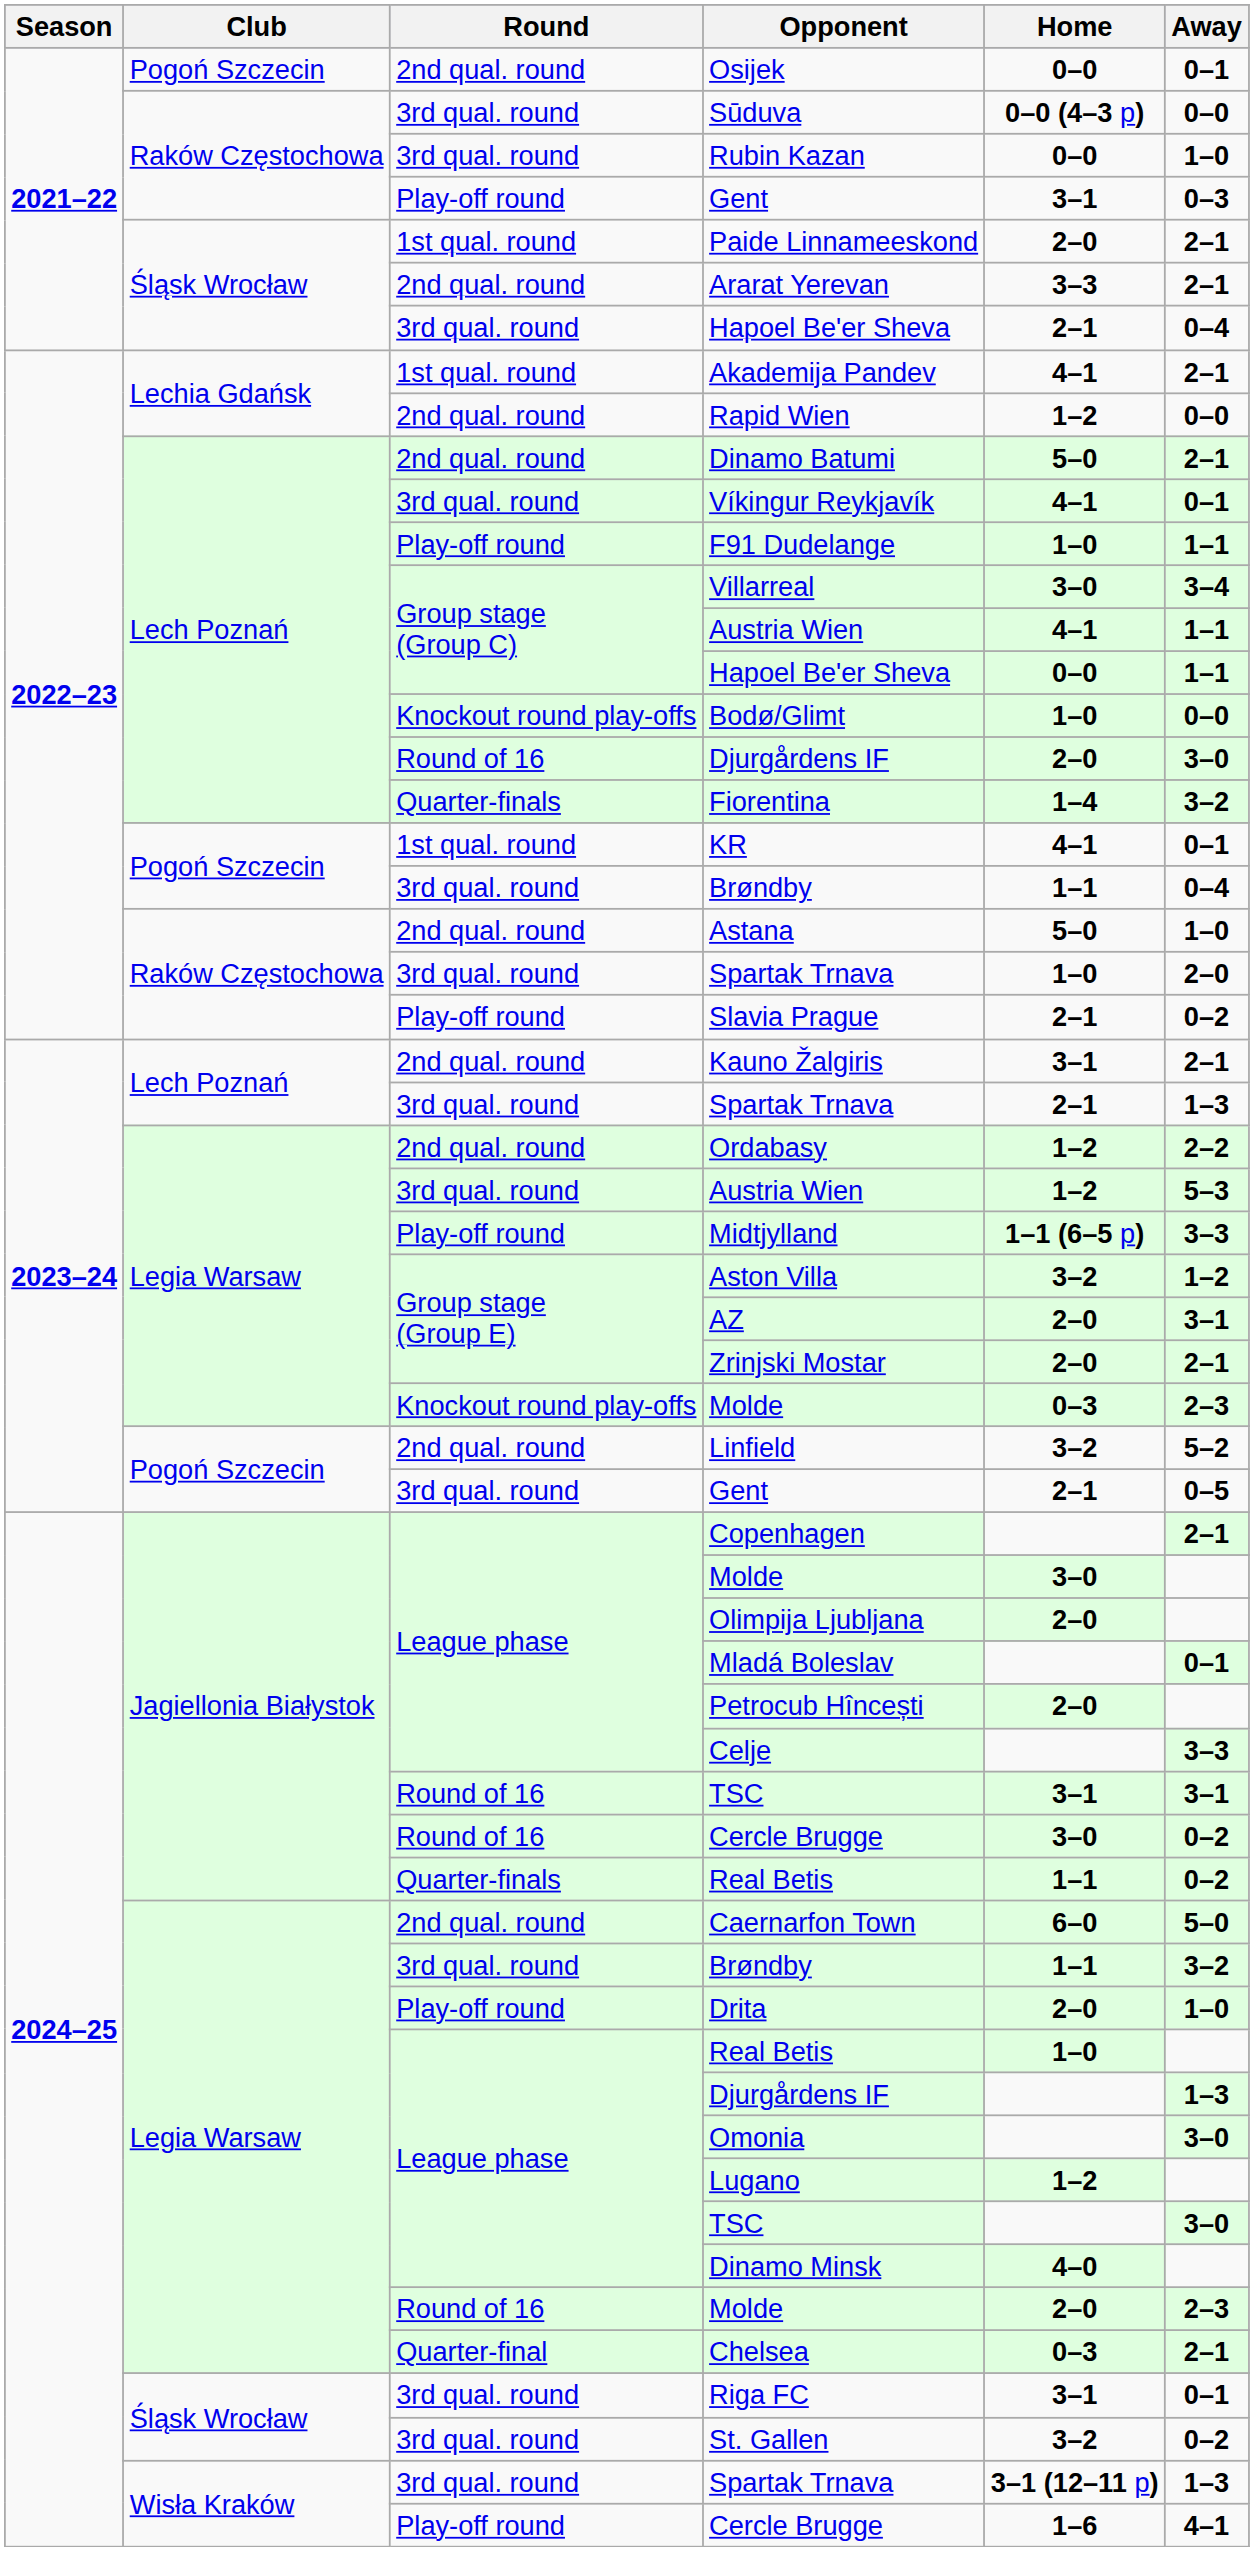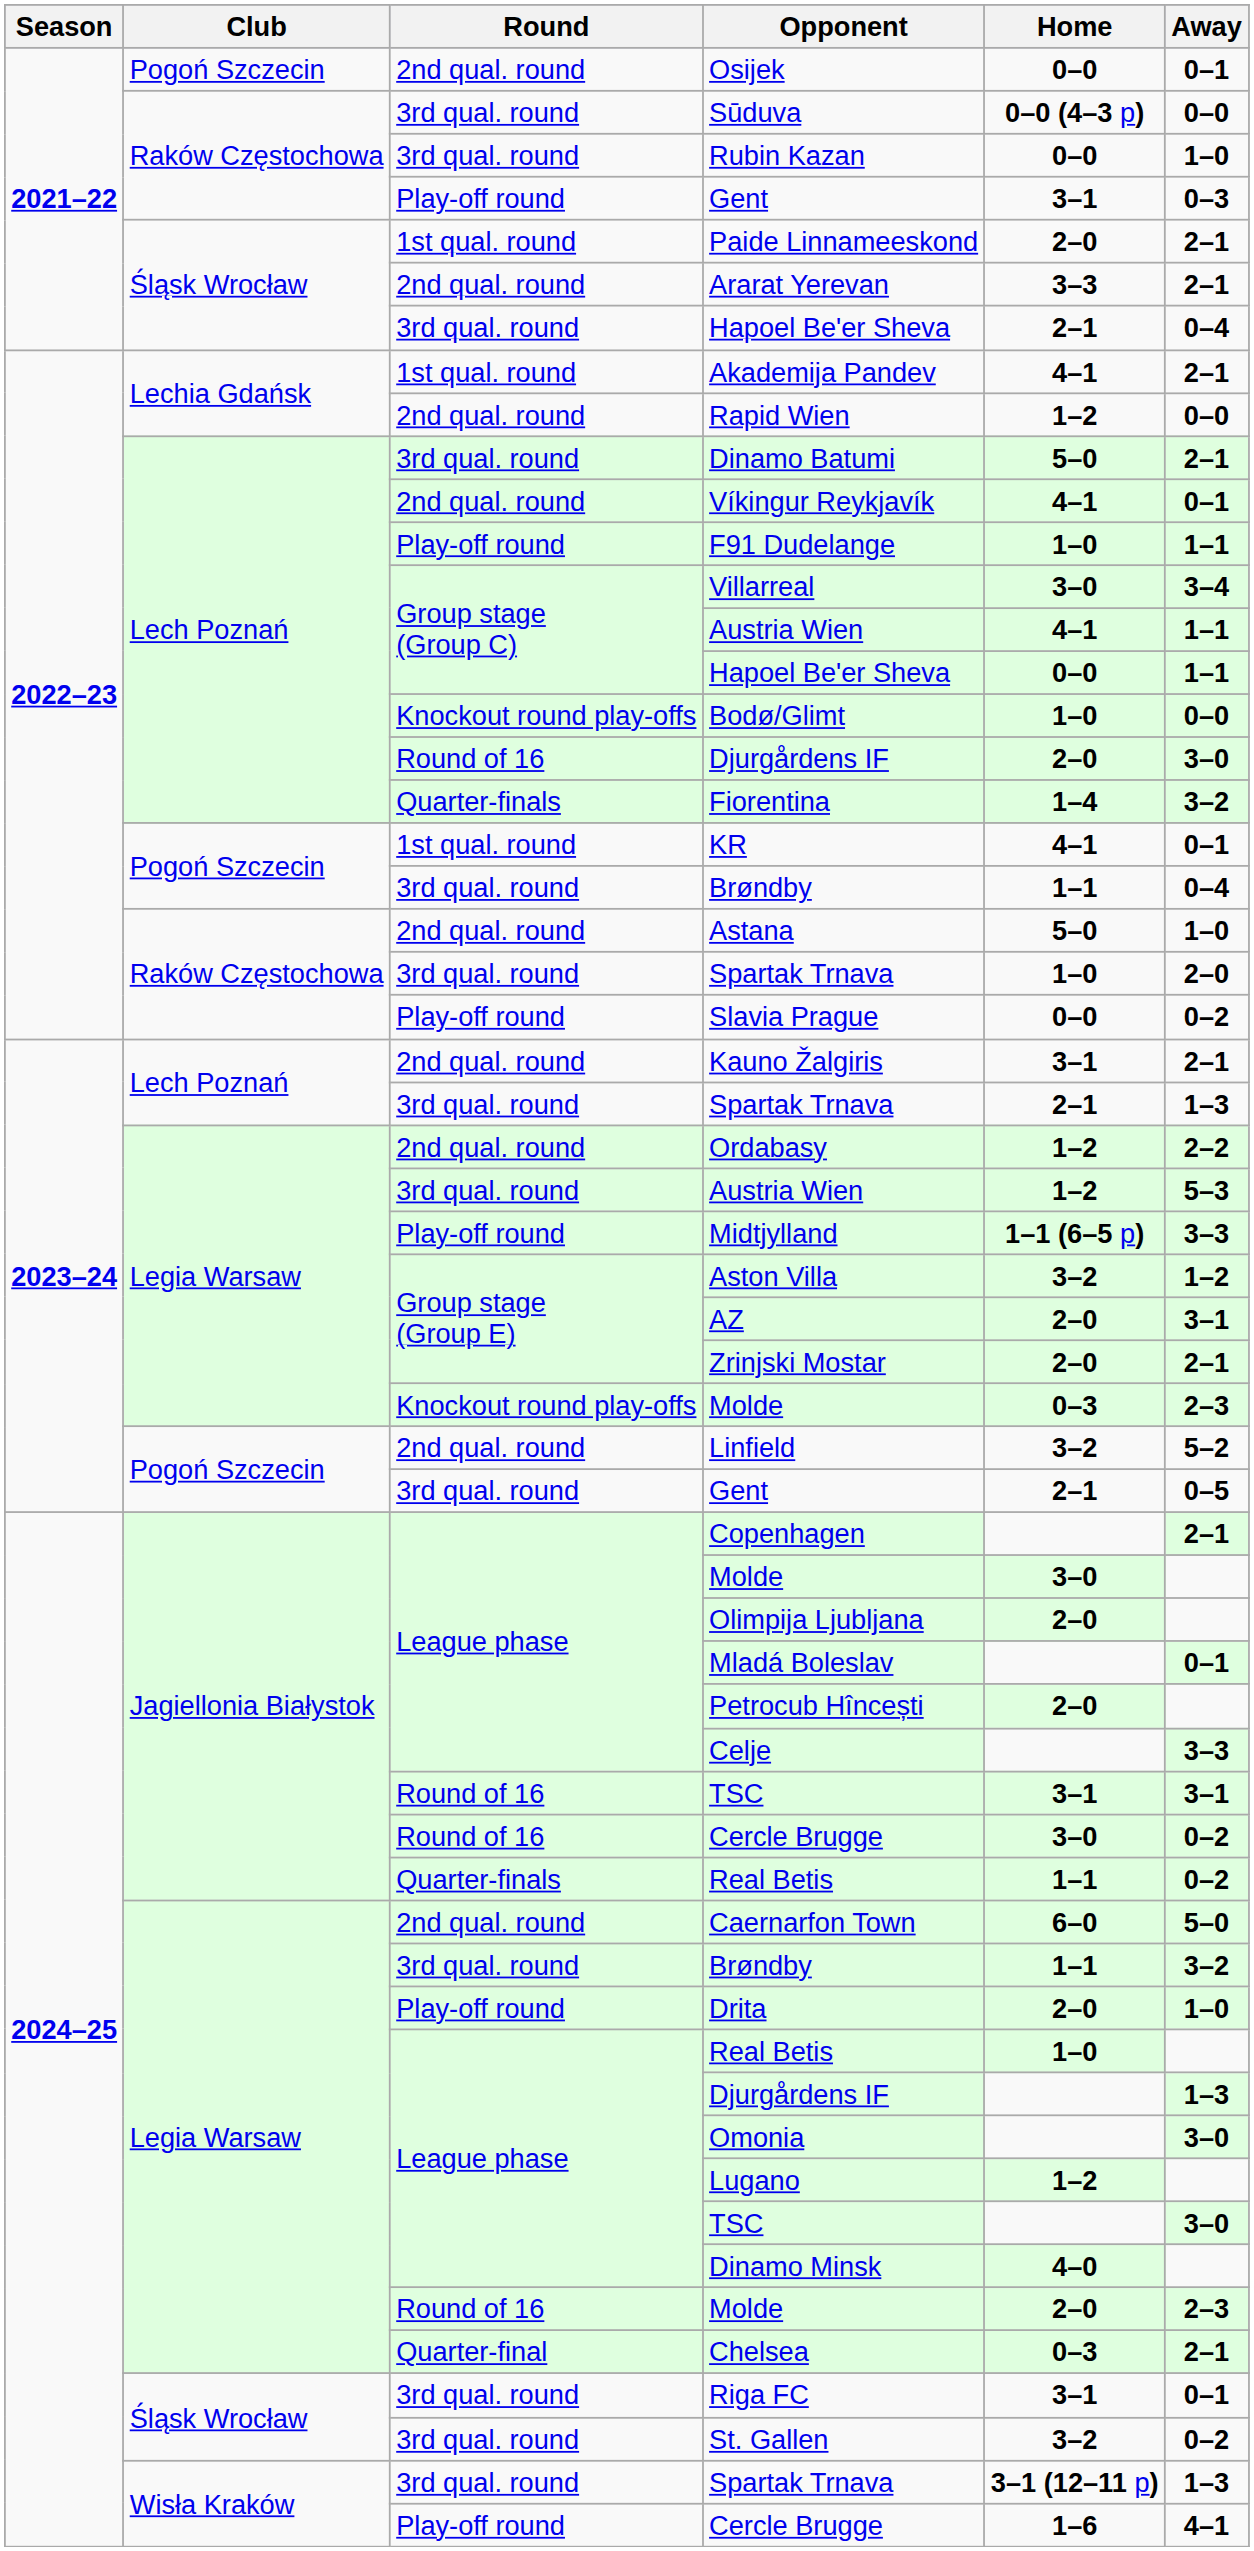(491, 457) 2nd qual. round -> (488, 457) 3rd qual. round
(488, 500) 3rd qual. round -> (491, 500) 2nd qual. round
(1075, 1017) 2–1 -> (1075, 1017) 0–0
